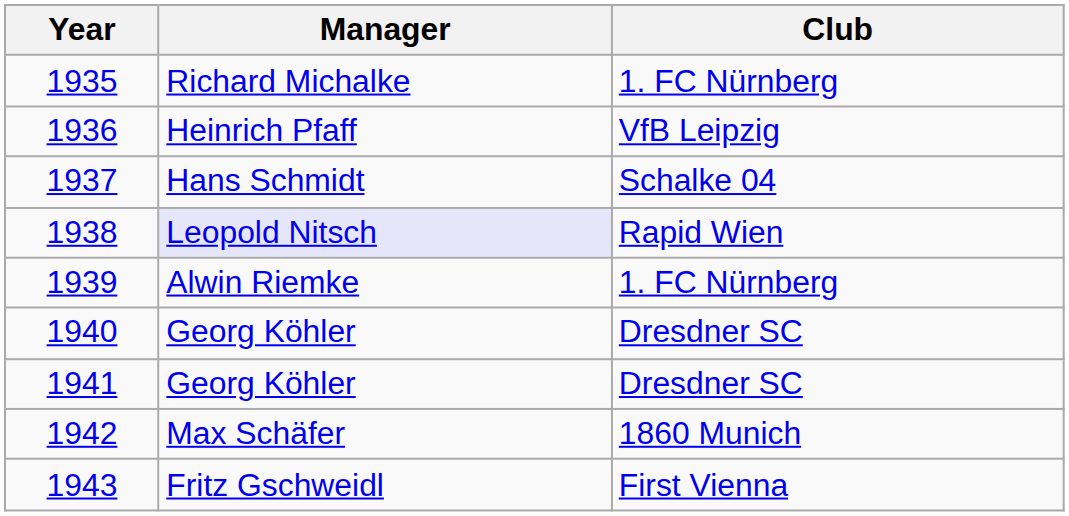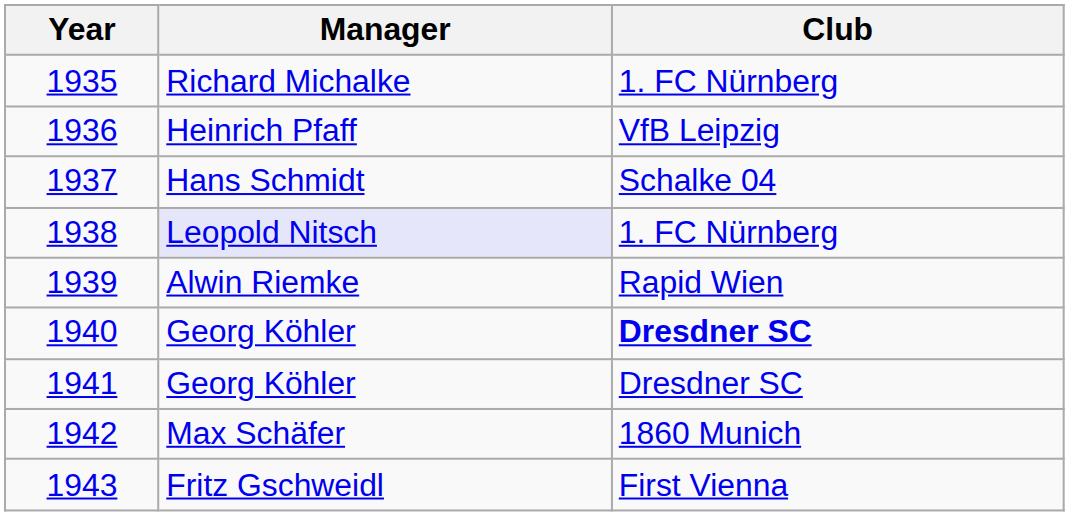(701, 231) Rapid Wien -> (728, 231) 1. FC Nürnberg
(728, 282) 1. FC Nürnberg -> (701, 282) Rapid Wien
(711, 332) normal -> (715, 332) bold
